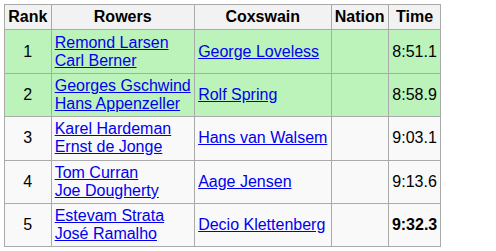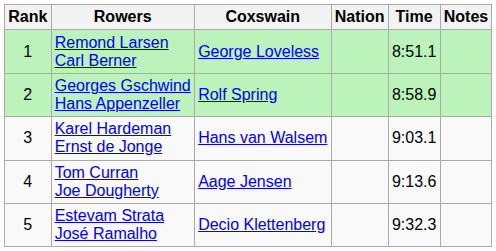+ column: (466, 17)
(415, 225) bold -> (414, 225) normal
